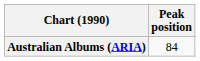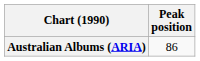(172, 46) 84 -> (172, 46) 86
